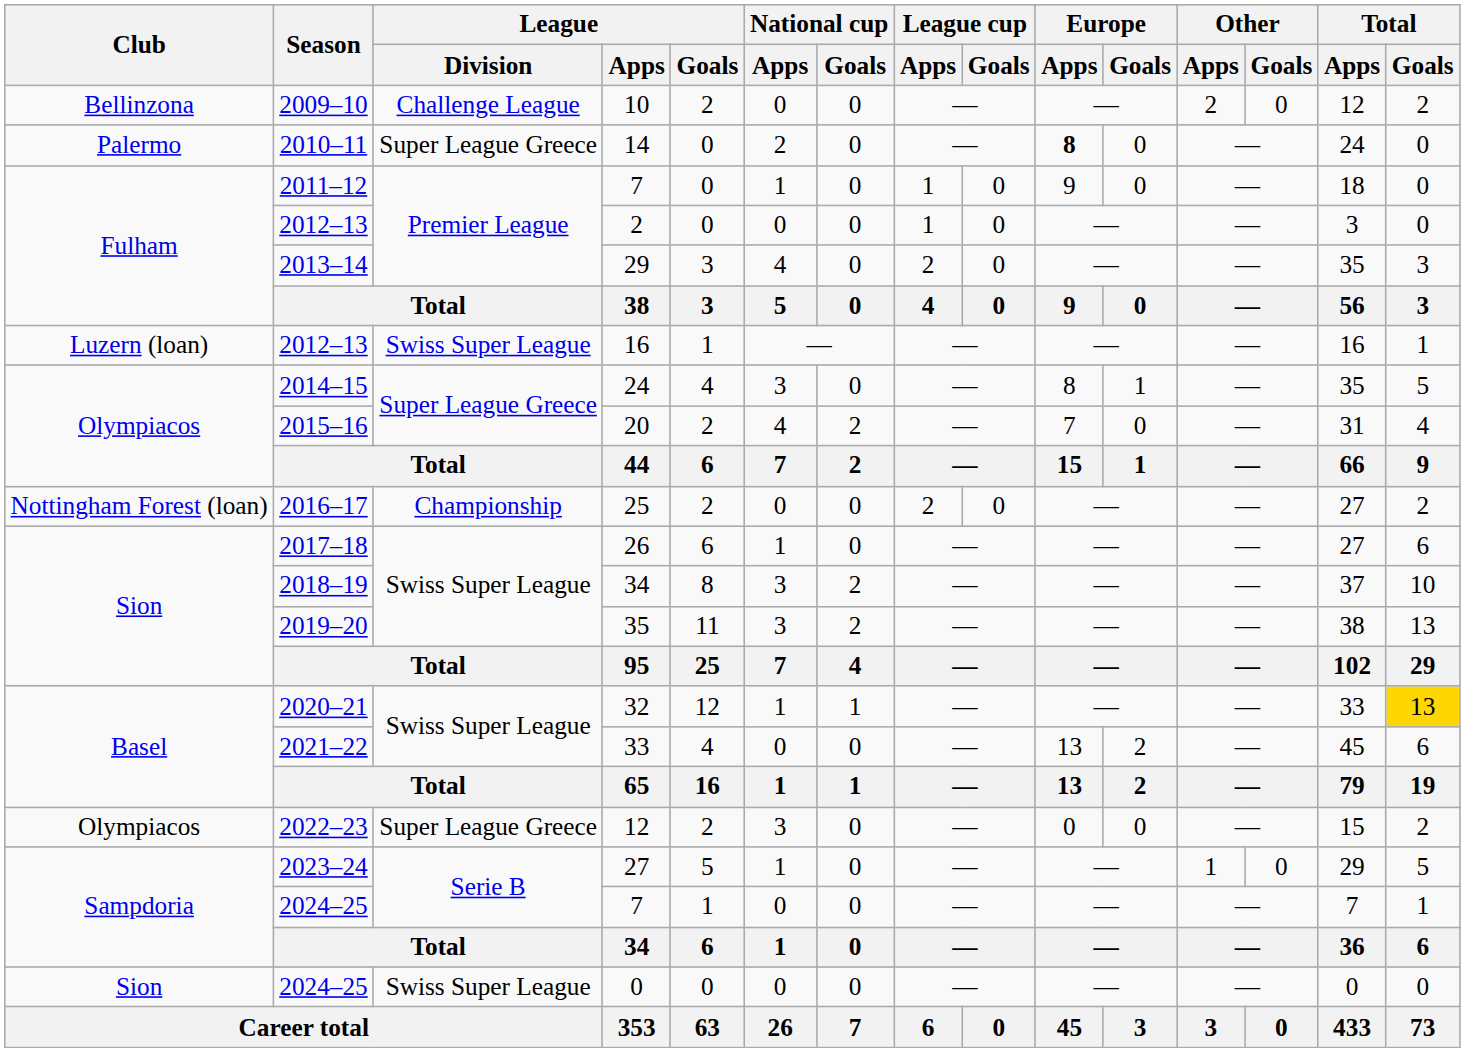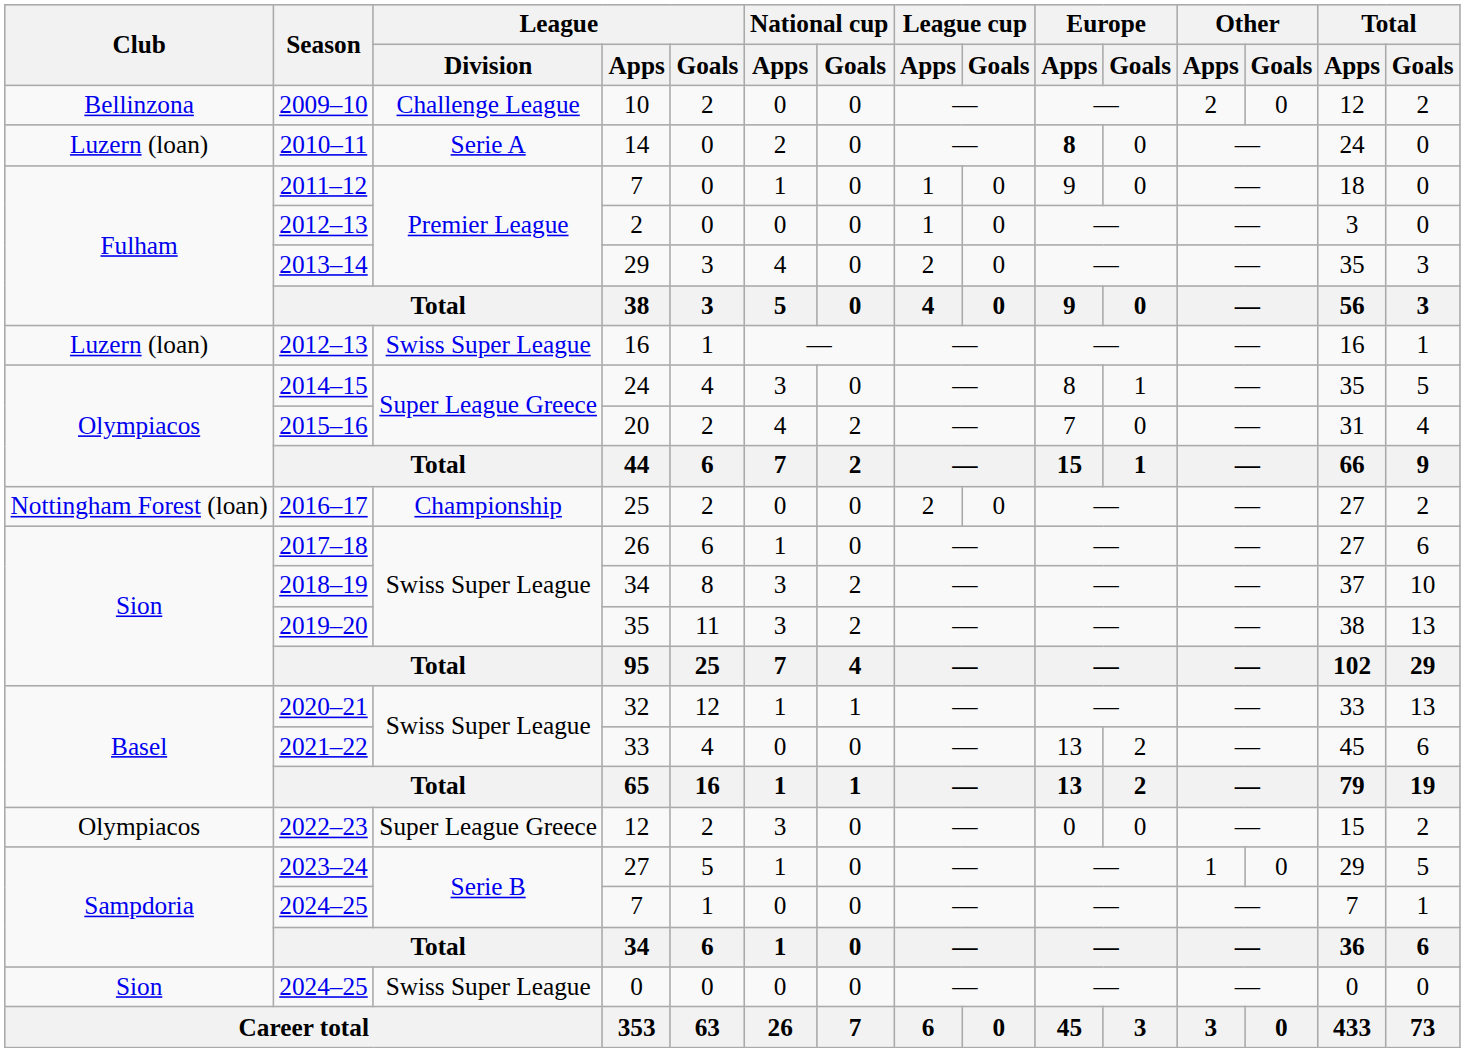(139, 144) Palermo -> (139, 144) Luzern (loan)
(488, 144) Super League Greece -> (488, 144) Serie A
(1423, 706) gold background -> (1423, 706) no background
